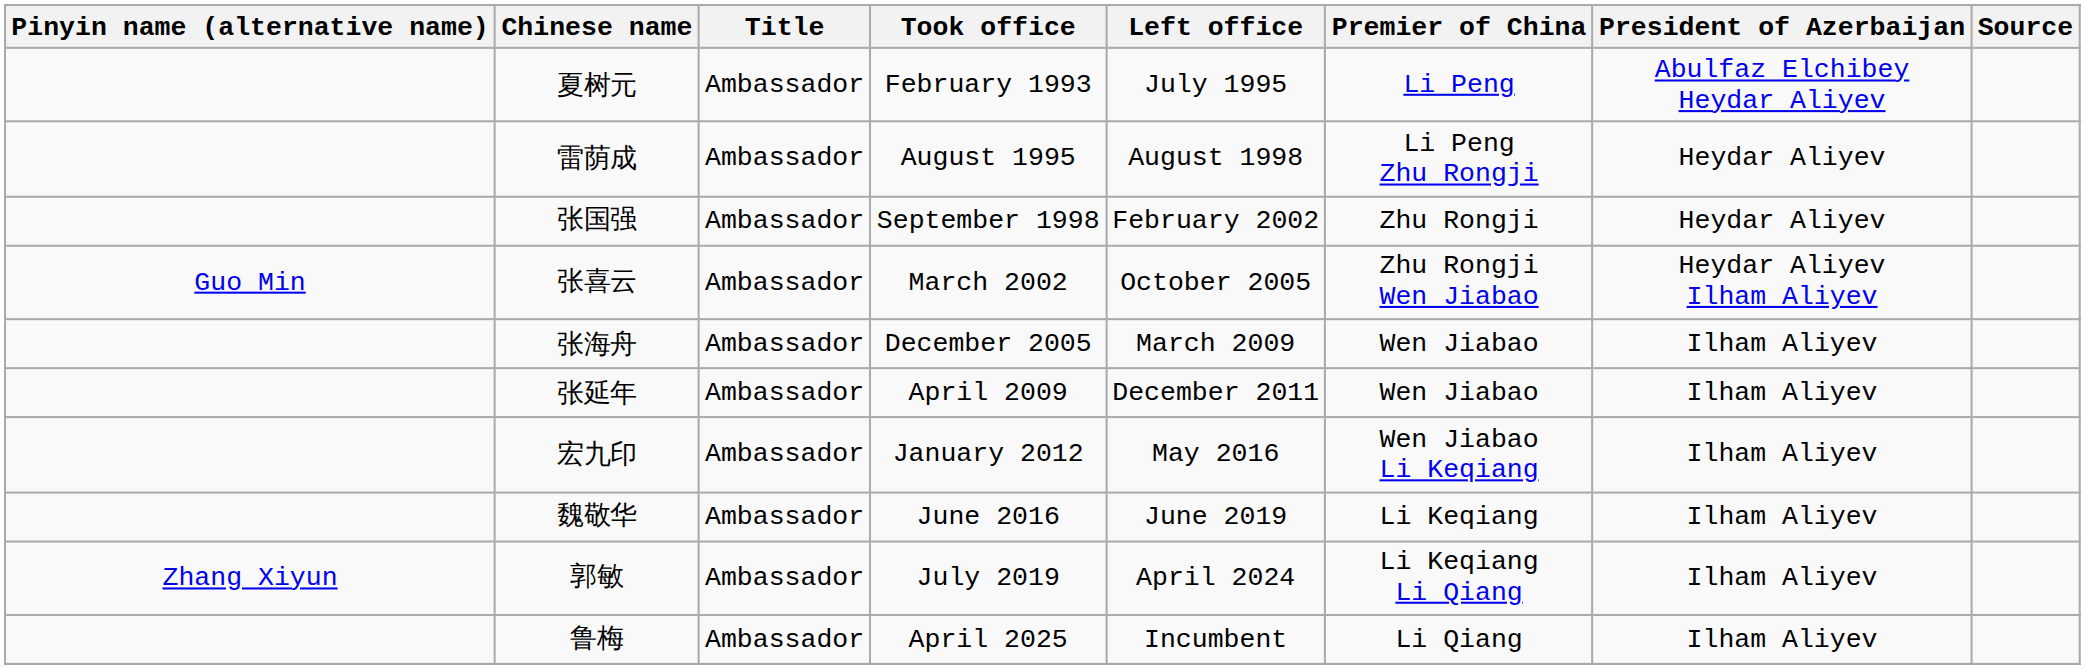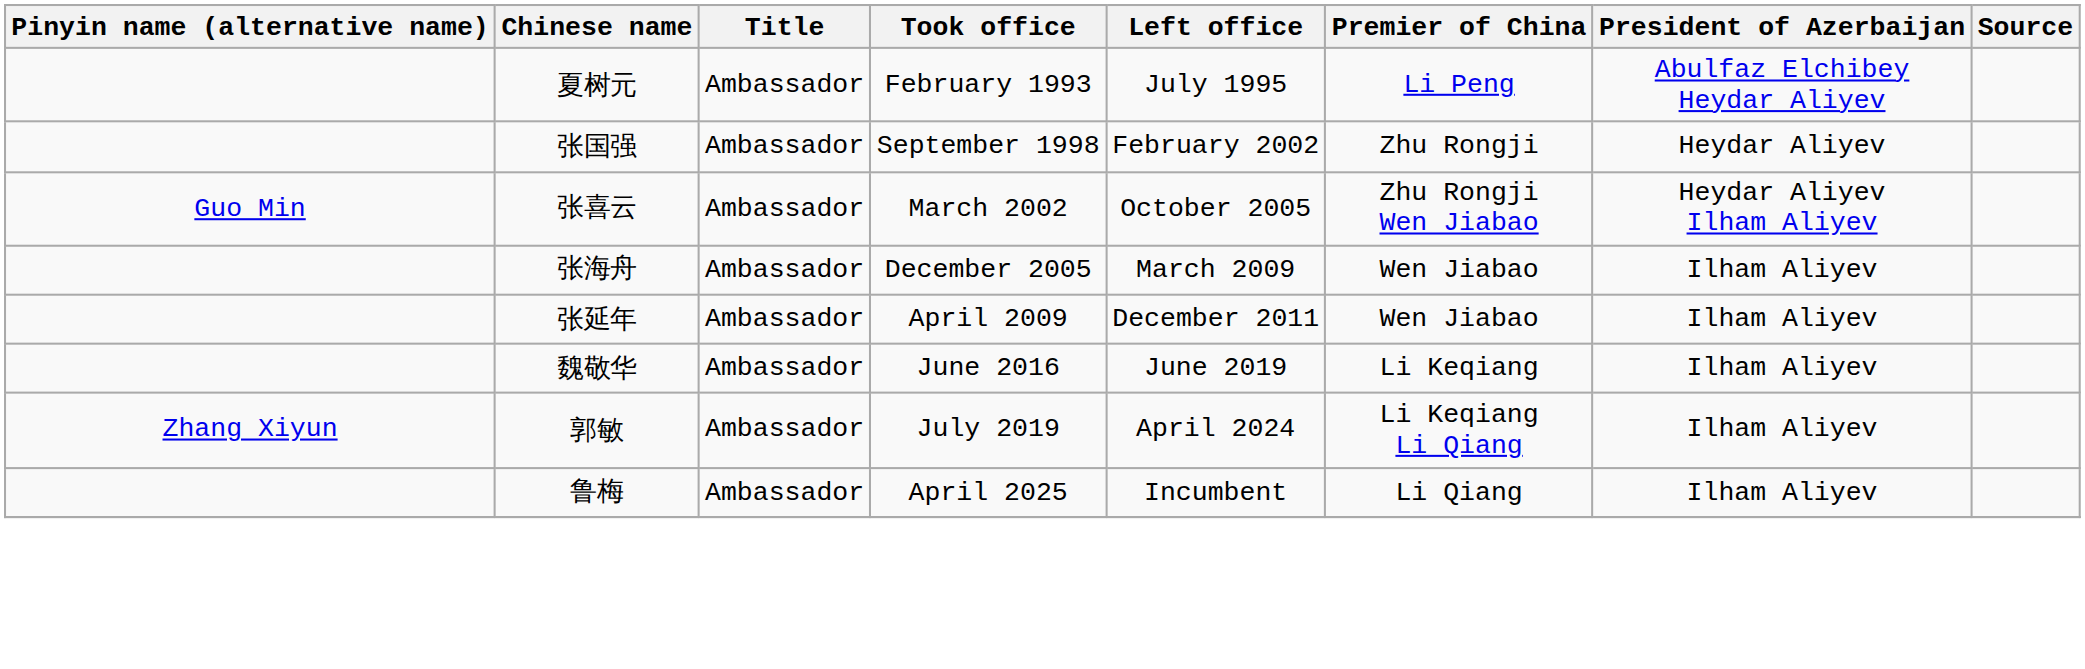- row: (597, 160)
- row: (597, 456)
